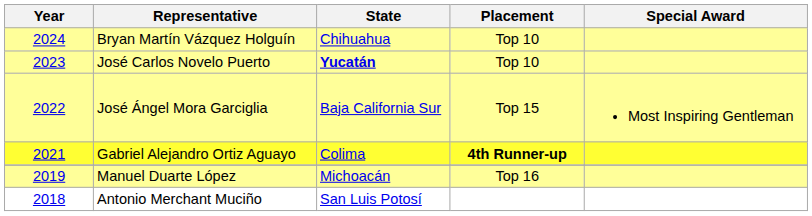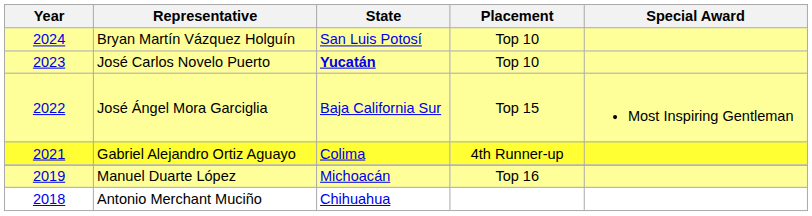(355, 39) Chihuahua -> (371, 39) San Luis Potosí
(517, 153) bold -> (517, 153) normal
(371, 199) San Luis Potosí -> (355, 199) Chihuahua
